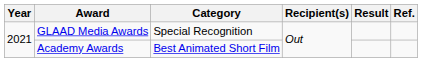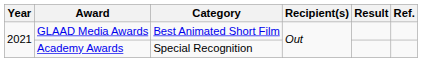(203, 31) Special Recognition -> (217, 31) Best Animated Short Film
(217, 48) Best Animated Short Film -> (203, 48) Special Recognition
